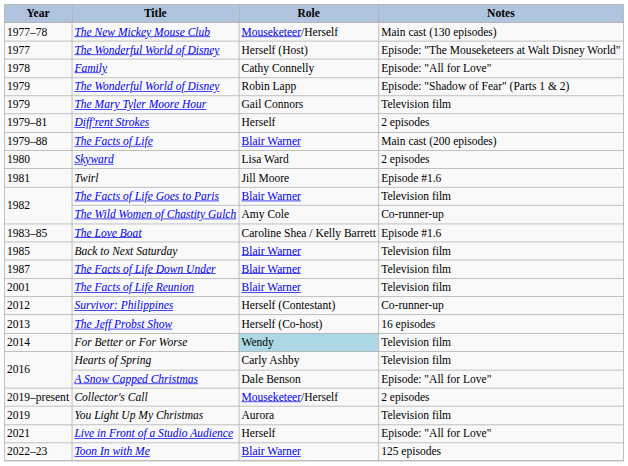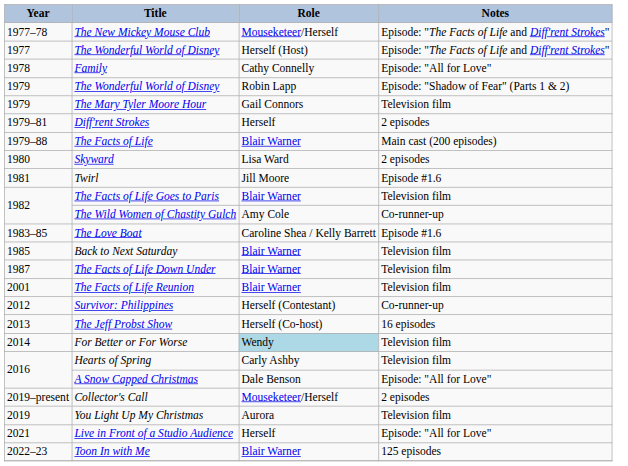(439, 31) Main cast (130 episodes) -> (495, 31) Episode: "The Facts of Life and Diff'rent Strokes"
(501, 50) Episode: "The Mouseketeers at Walt Disney World" -> (495, 50) Episode: "The Facts of Life and Diff'rent Strokes"
